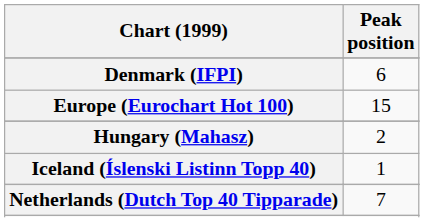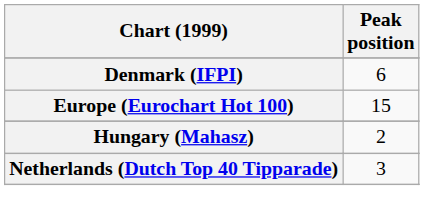- row: (174, 168)
(381, 199) 7 -> (381, 168) 3
